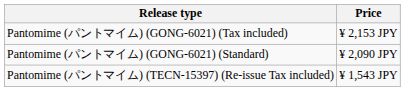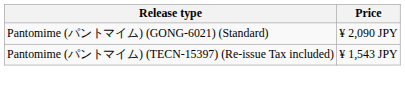- row: (147, 33)
